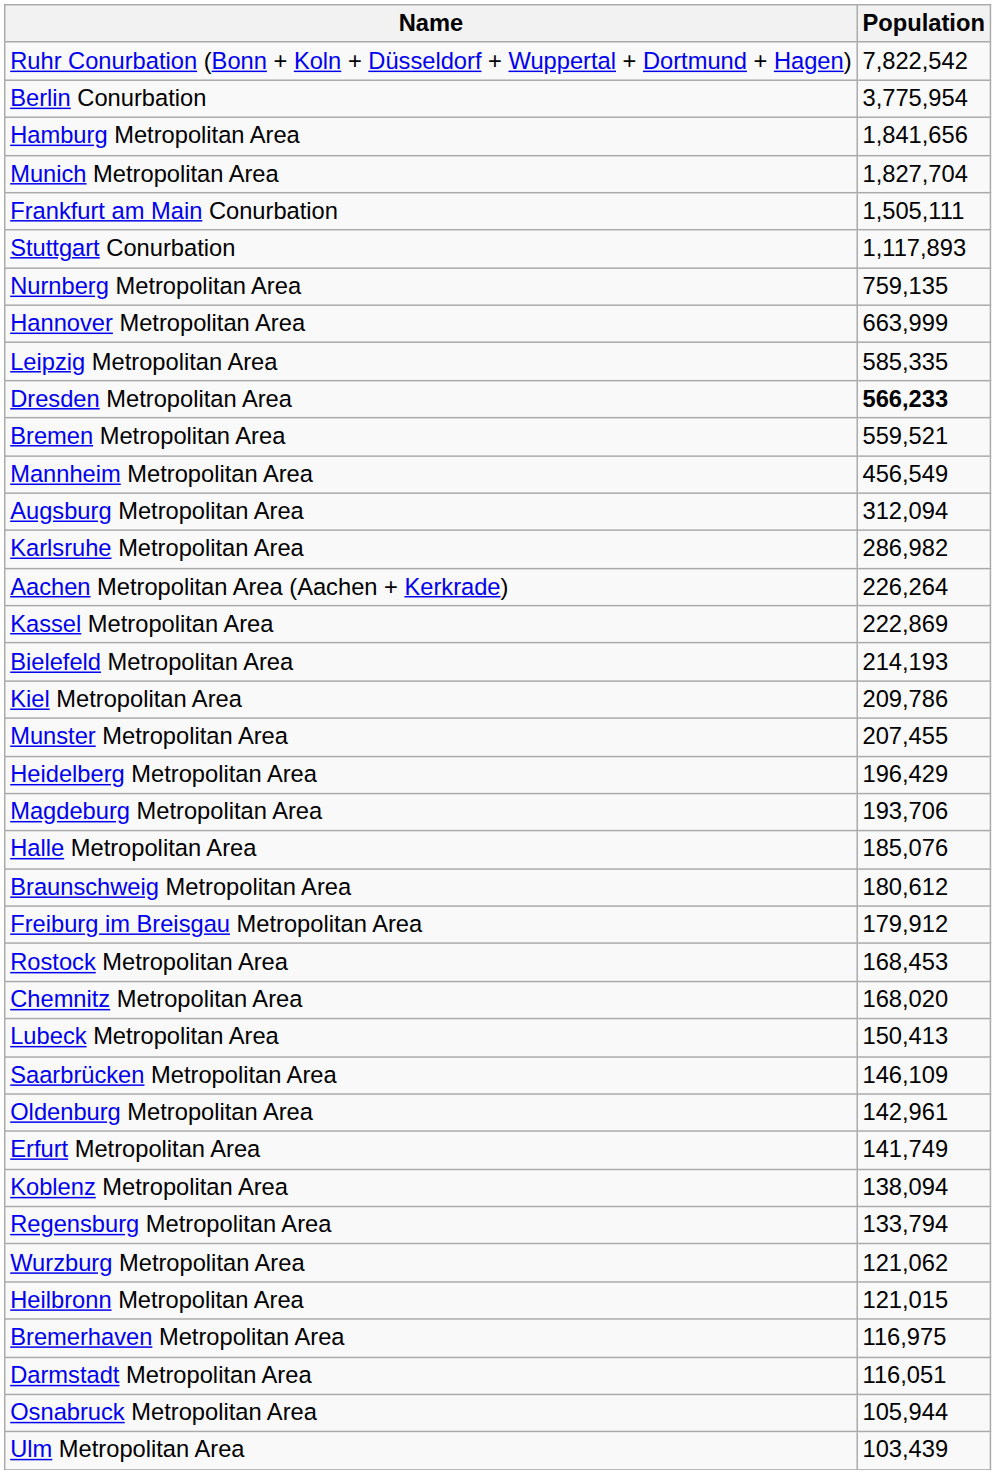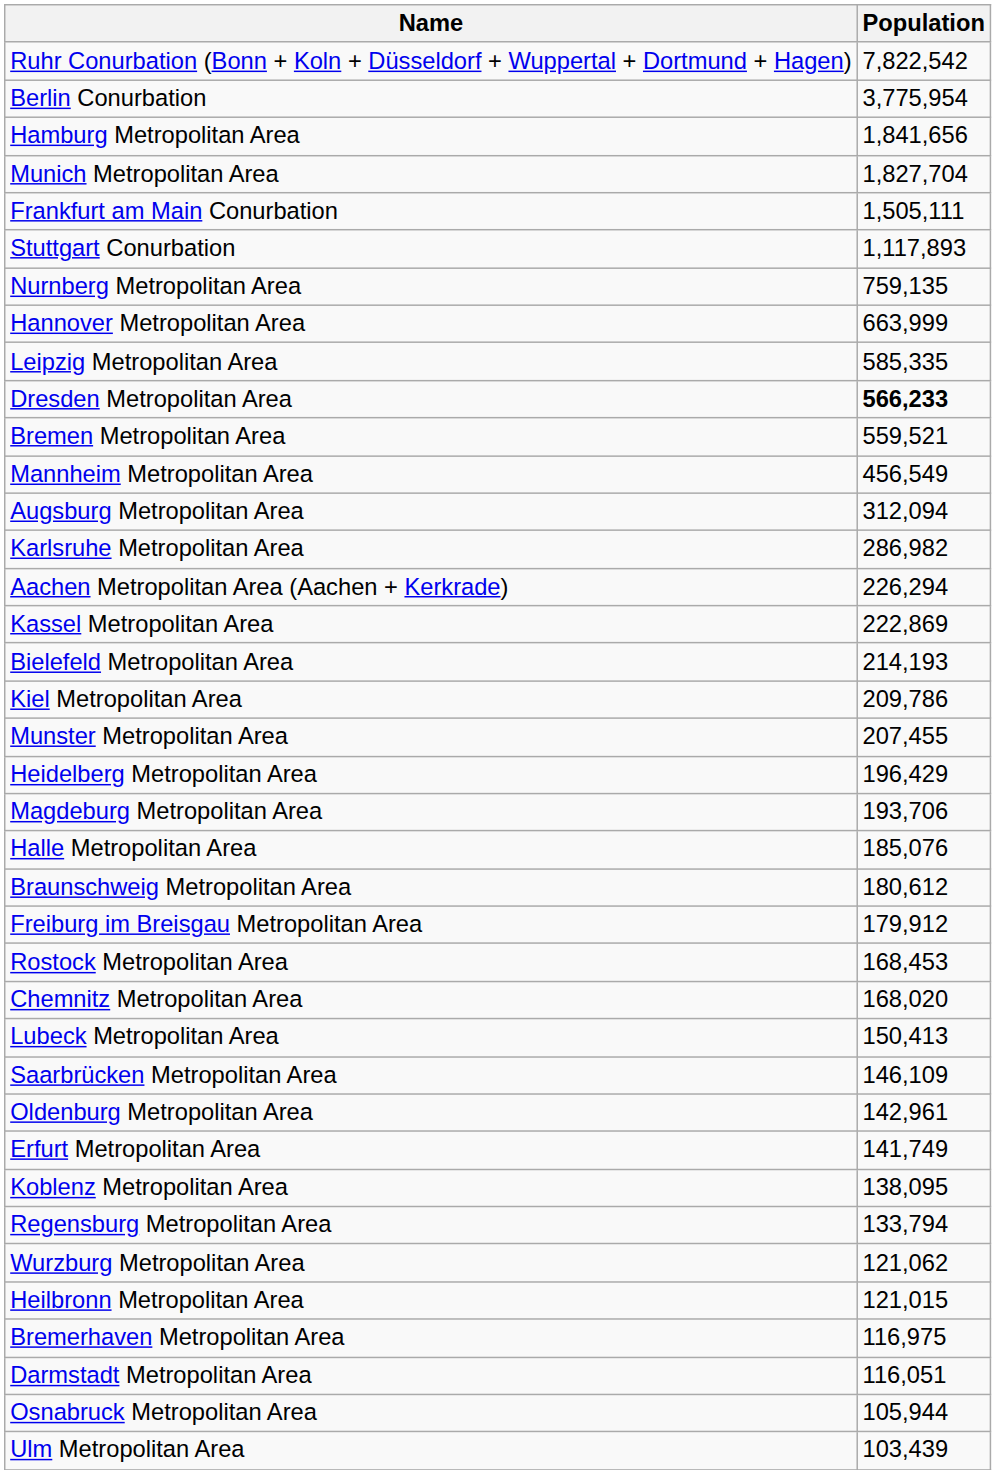(905, 586) 226,264 -> (905, 586) 226,294
(905, 1187) 138,094 -> (905, 1187) 138,095
